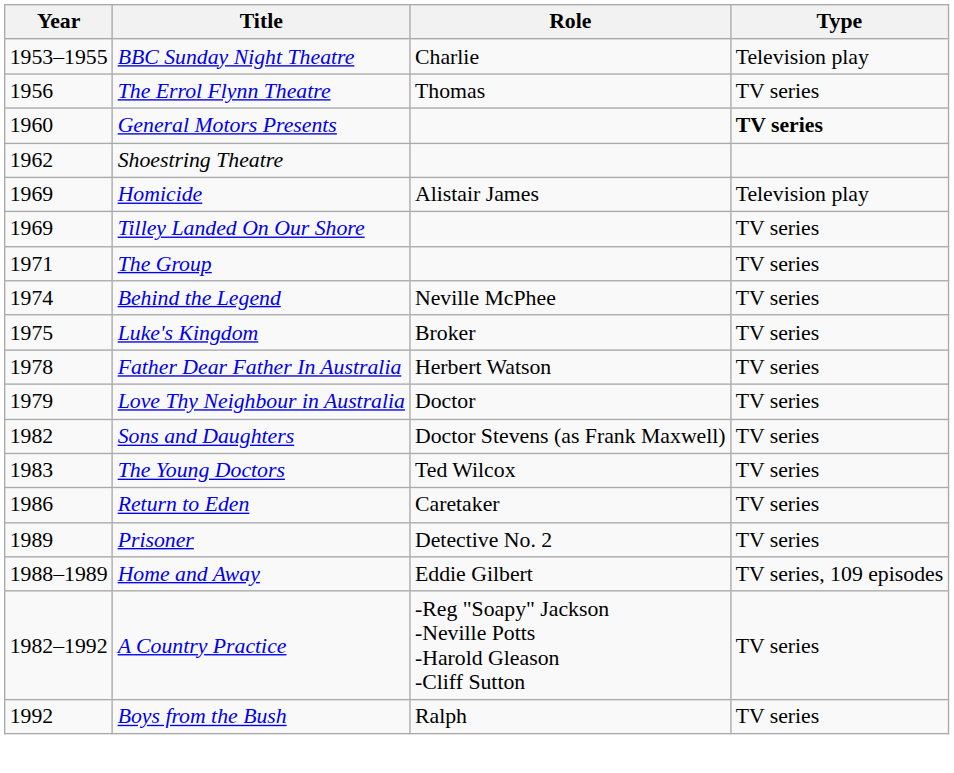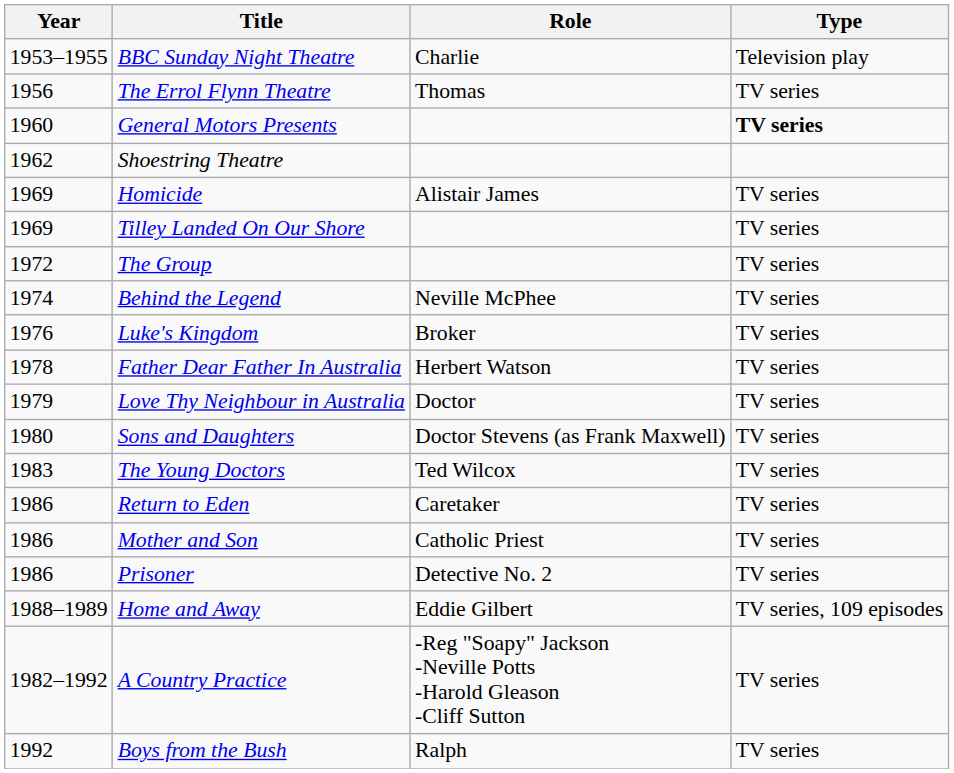(802, 194) Television play -> (777, 194) TV series
(31, 263) 1971 -> (31, 263) 1972
(31, 332) 1975 -> (31, 332) 1976
(31, 435) 1982 -> (31, 435) 1980
+ row: (188, 539)
(31, 539) 1989 -> (31, 573) 1986
